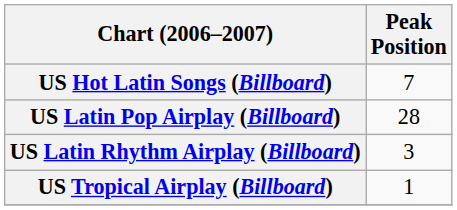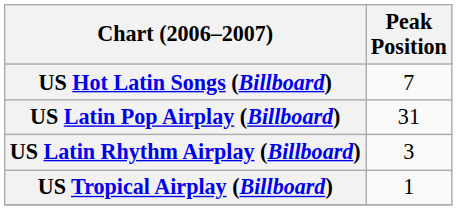(409, 116) 28 -> (409, 116) 31
